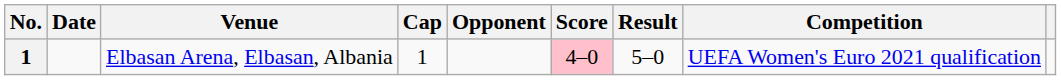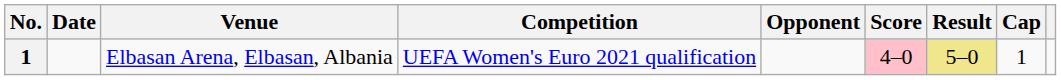columns swapped: (422, 21) <-> (864, 21)
(648, 56) no background -> (962, 56) khaki background
